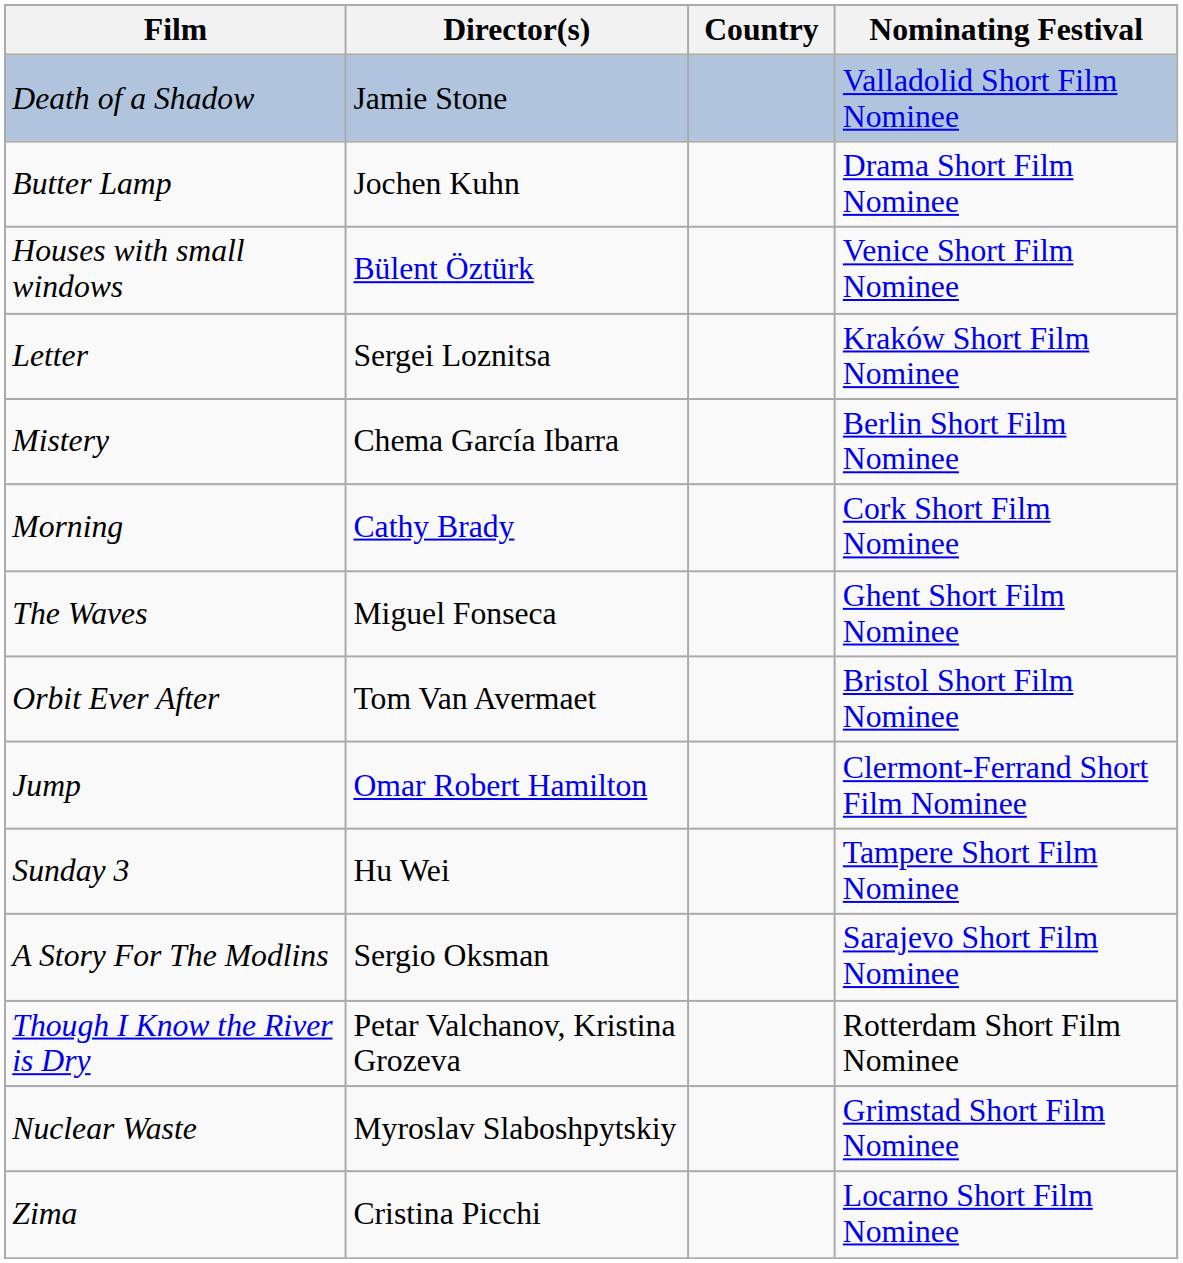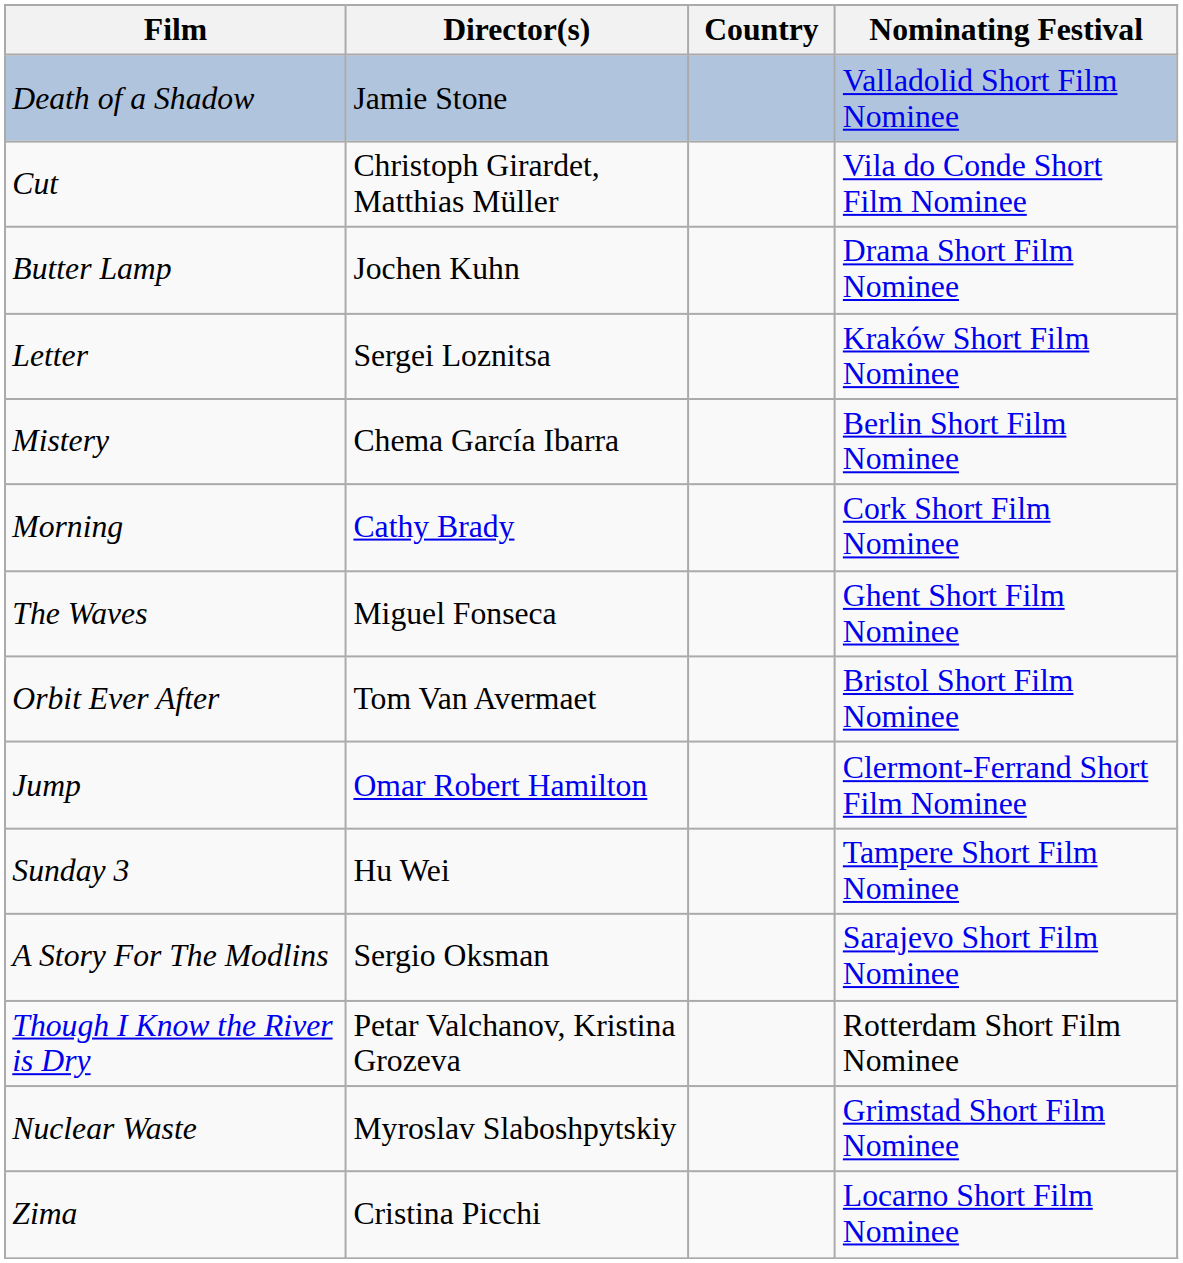+ row: (35, 183)
- row: (128, 269)
